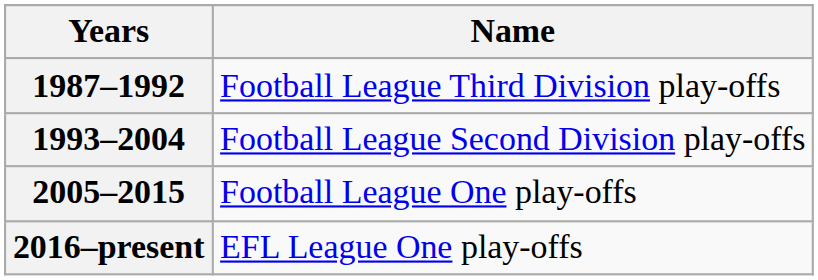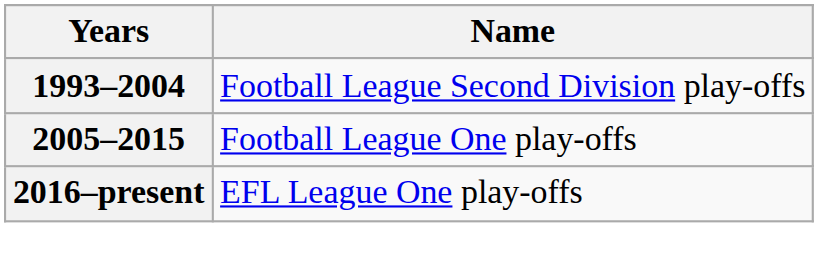- row: (109, 85)
